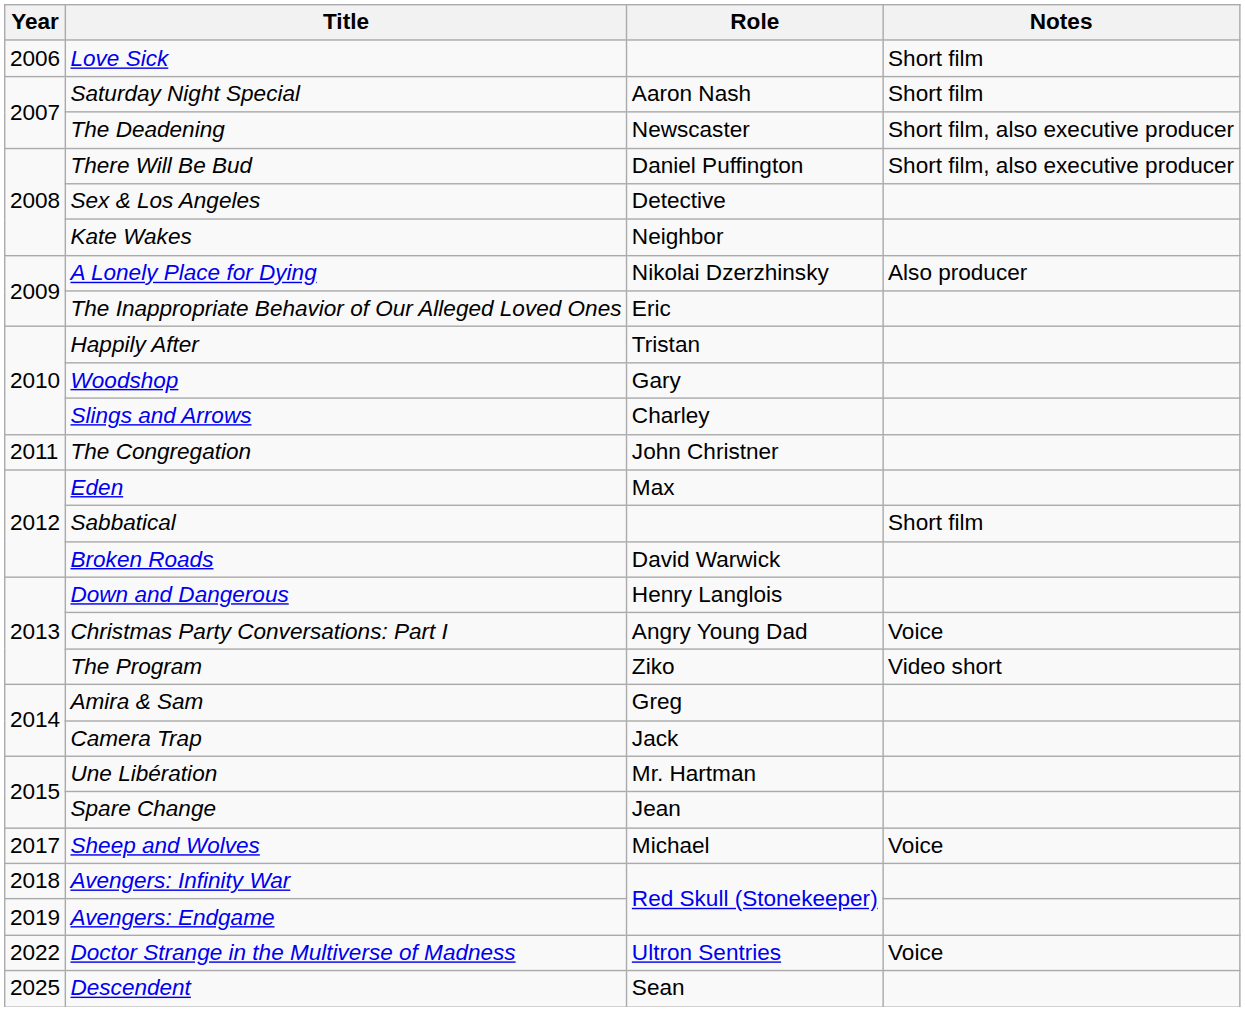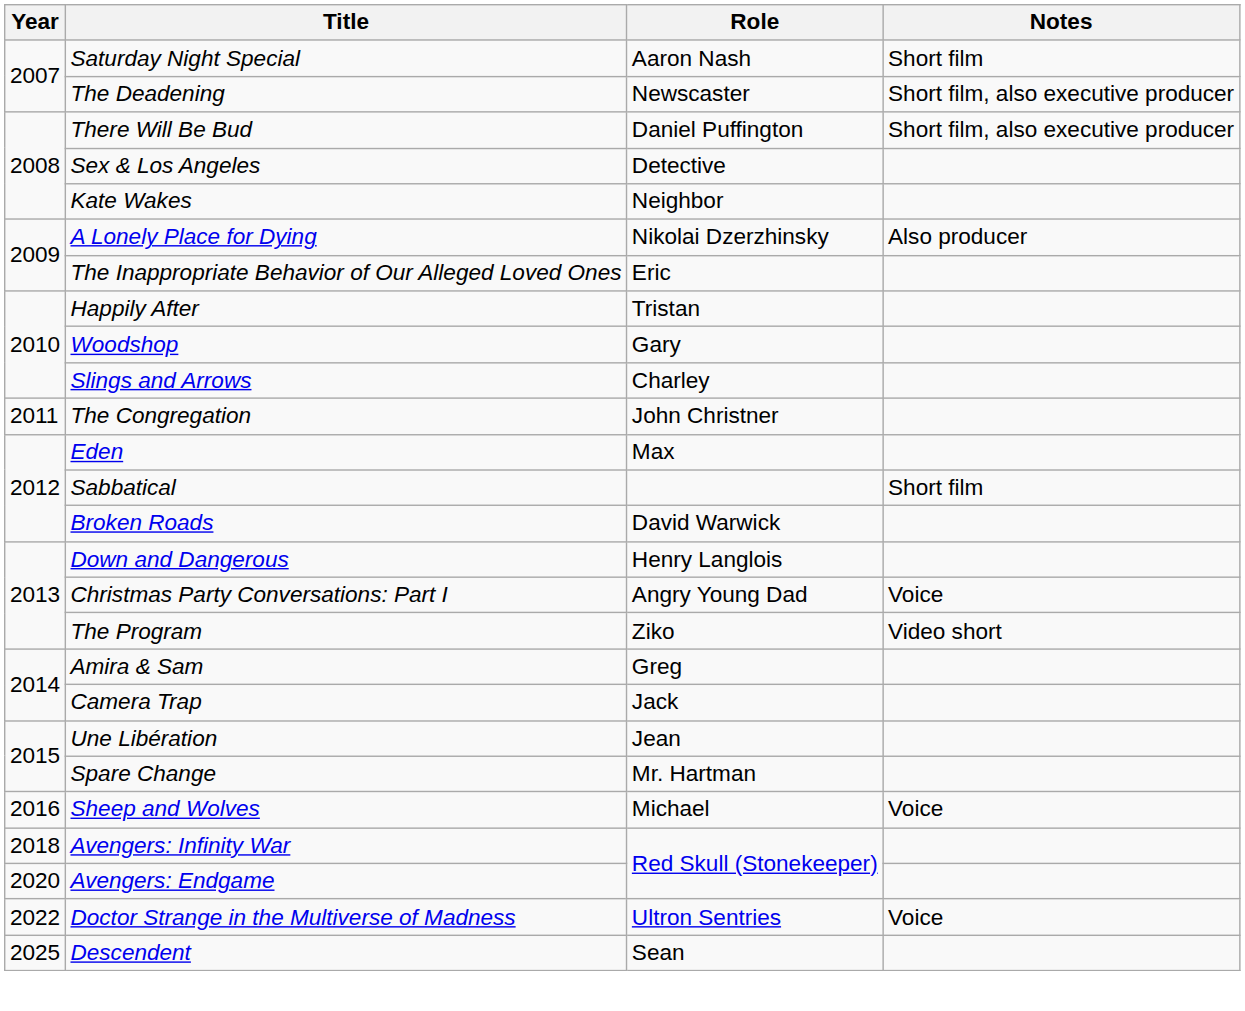- row: (119, 58)
(694, 773) Mr. Hartman -> (656, 737) Jean
(656, 809) Jean -> (694, 773) Mr. Hartman
(35, 845) 2017 -> (35, 809) 2016
(35, 916) 2019 -> (35, 881) 2020
